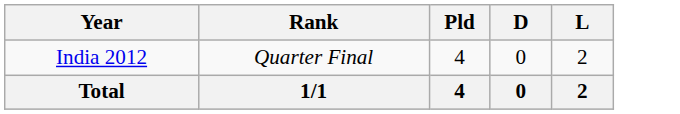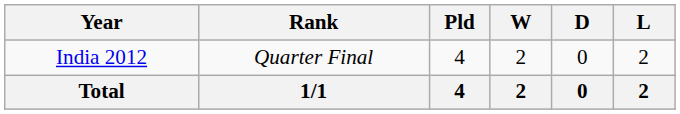+ column: (521, 22)
